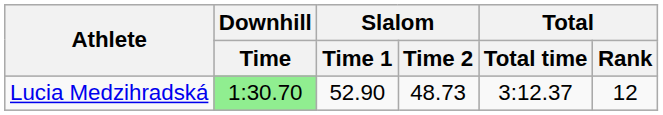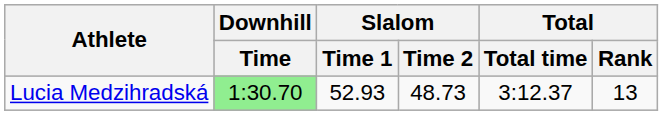(357, 93) 52.90 -> (357, 93) 52.93
(625, 93) 12 -> (625, 93) 13
